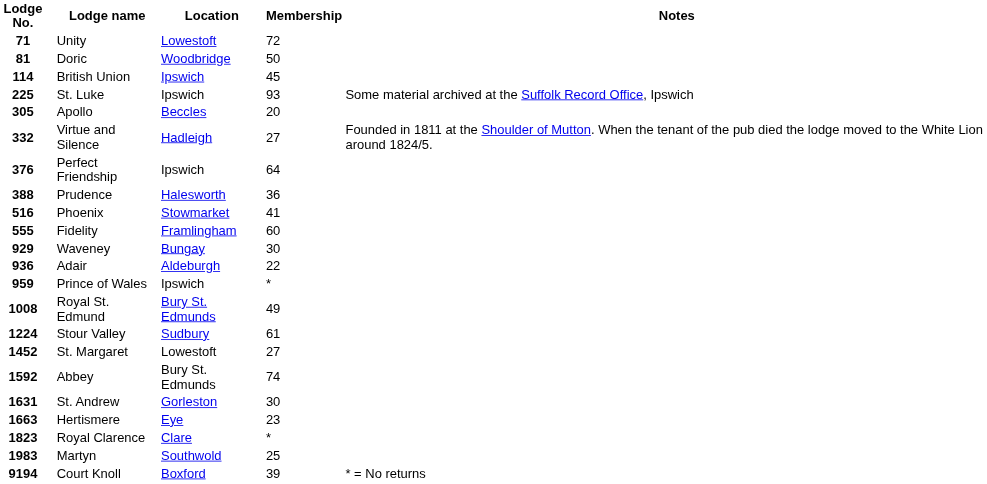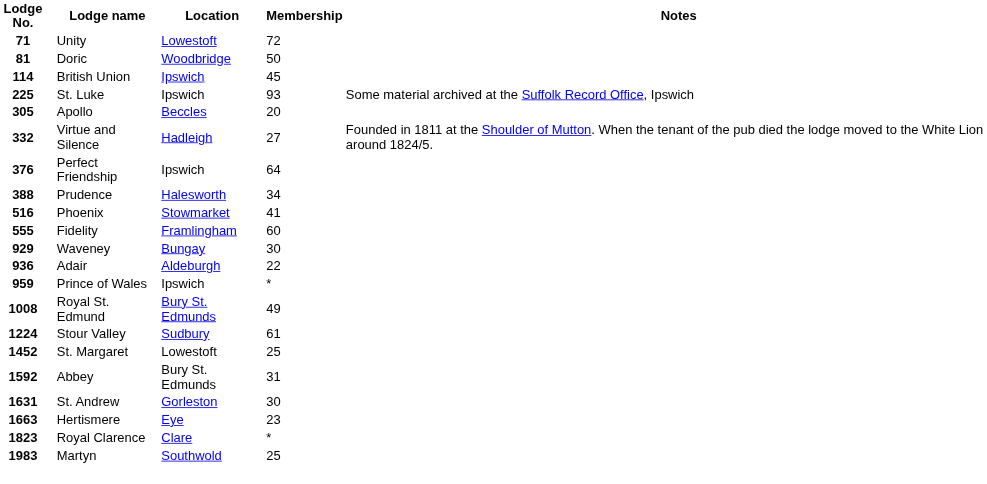(273, 195) 36 -> (273, 195) 34
(273, 352) 27 -> (273, 352) 25
(273, 377) 74 -> (273, 377) 31
- row: (23, 473)
